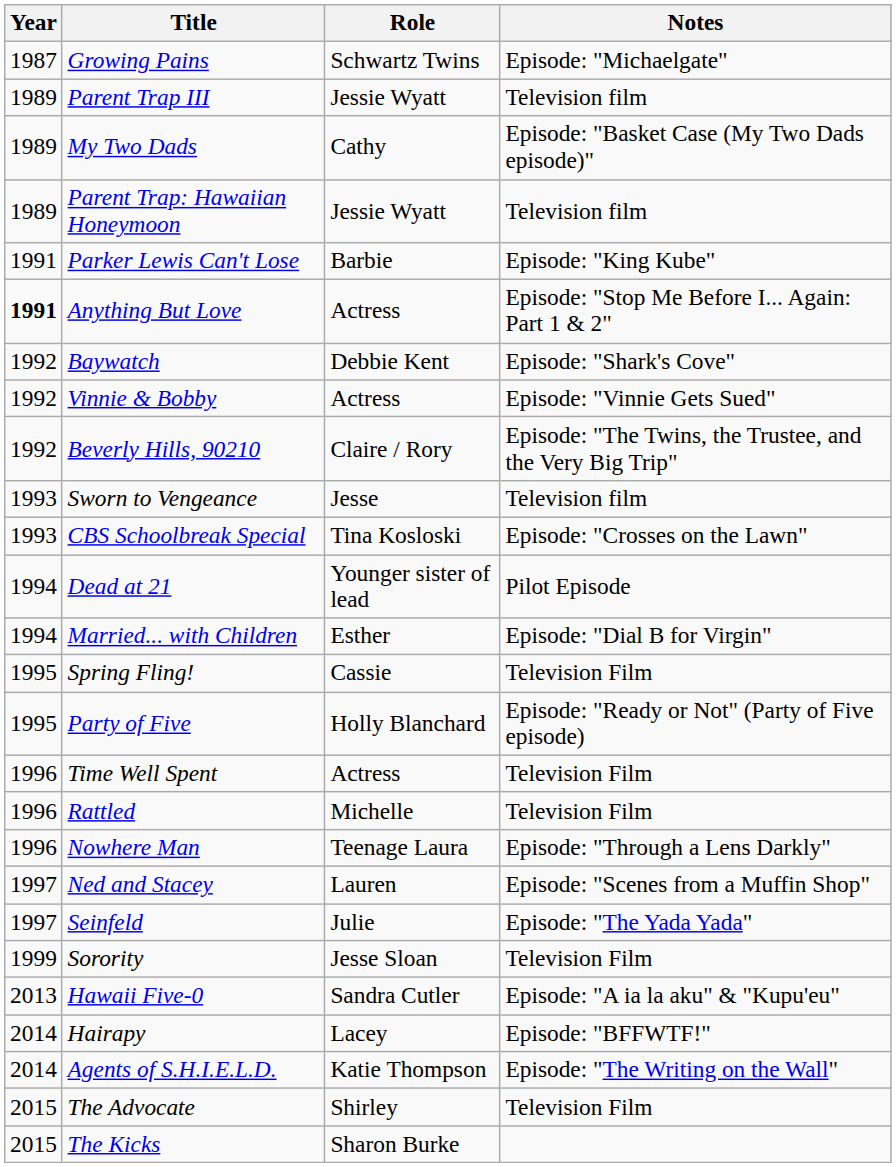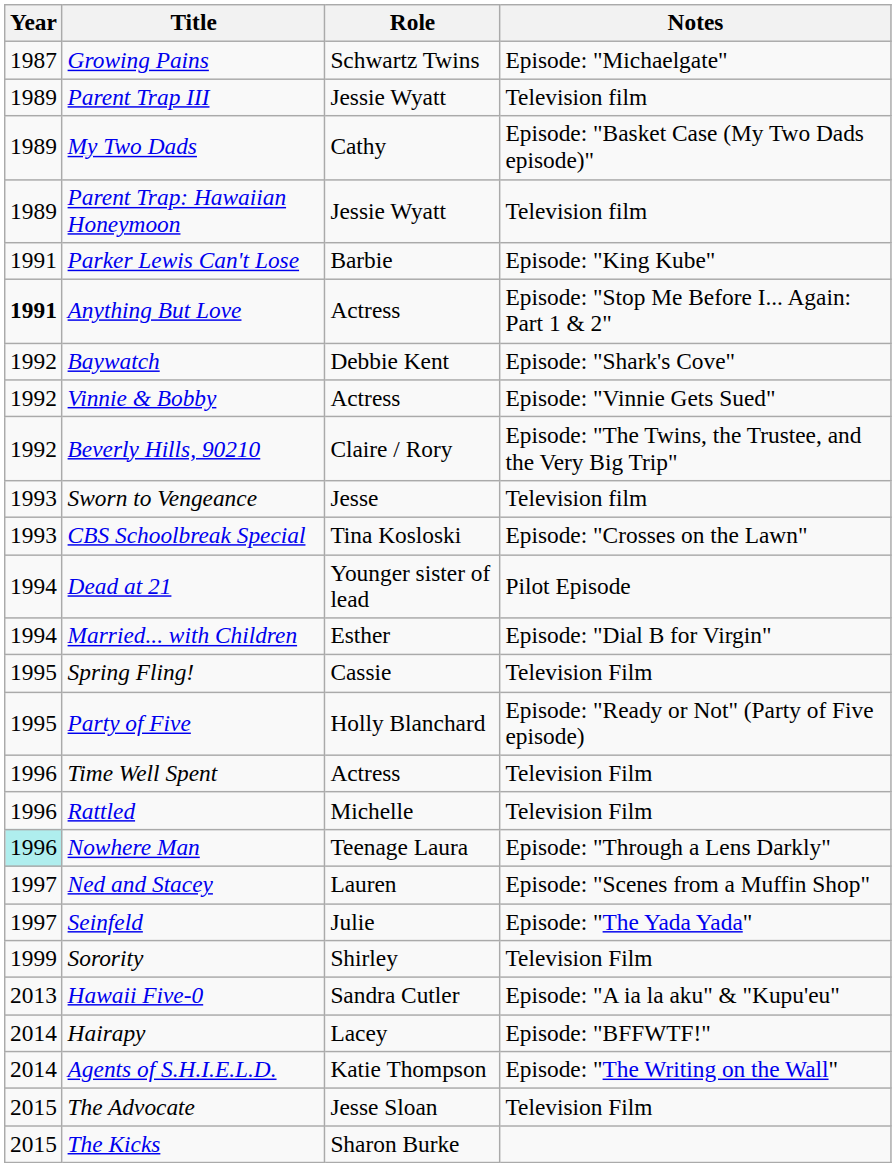(33, 847) no background -> (33, 847) paleturquoise background
(384, 958) Jesse Sloan -> (364, 958) Shirley
(364, 1106) Shirley -> (384, 1106) Jesse Sloan
